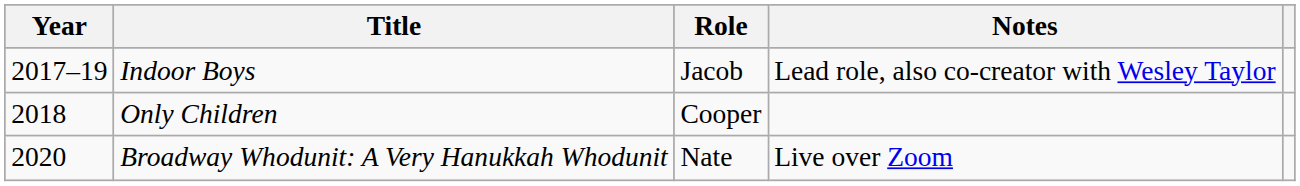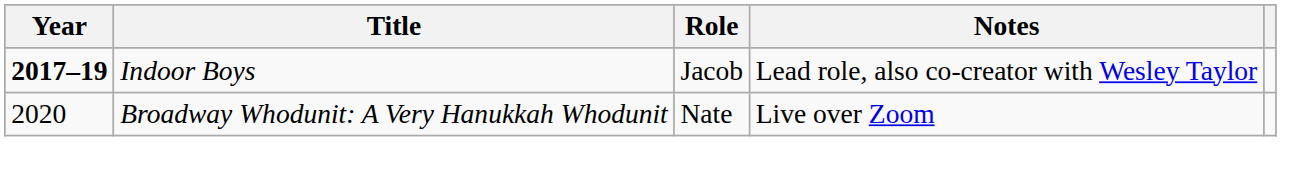(59, 69) normal -> (59, 69) bold
- row: (199, 113)
